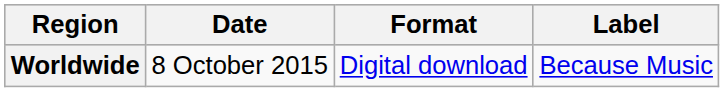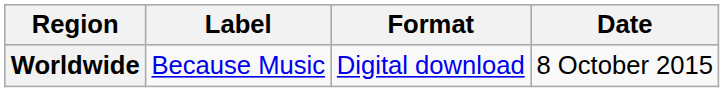columns swapped: (240, 24) <-> (626, 24)
